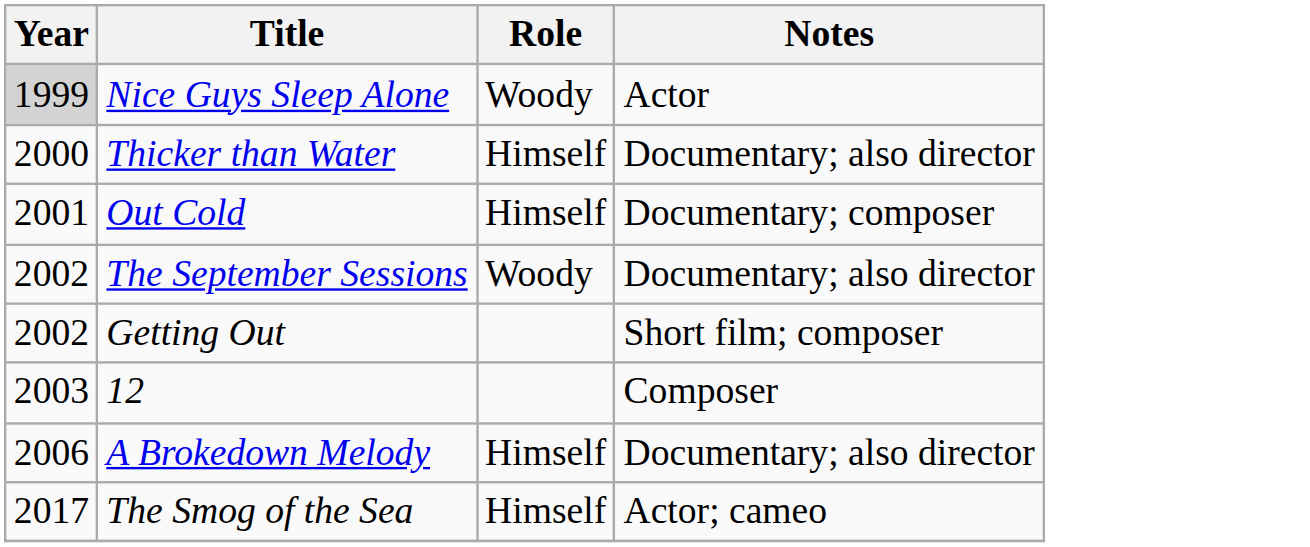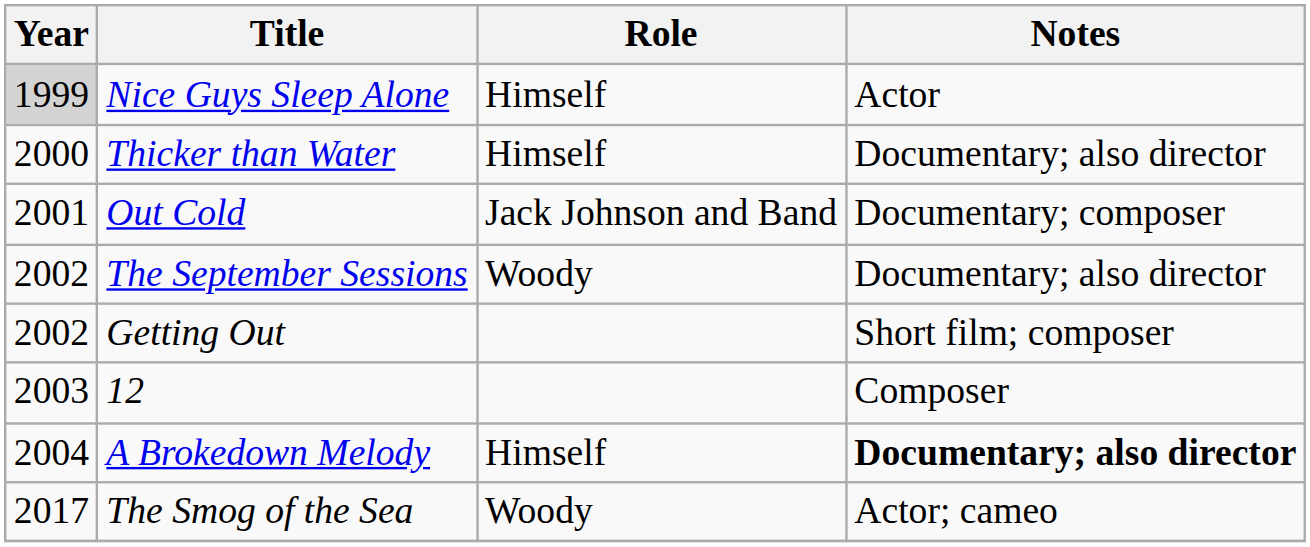(539, 93) Woody -> (546, 93) Himself
(546, 213) Himself -> (661, 213) Jack Johnson and Band
(51, 451) 2006 -> (51, 451) 2004
(829, 451) normal -> (1075, 451) bold
(546, 511) Himself -> (539, 511) Woody
